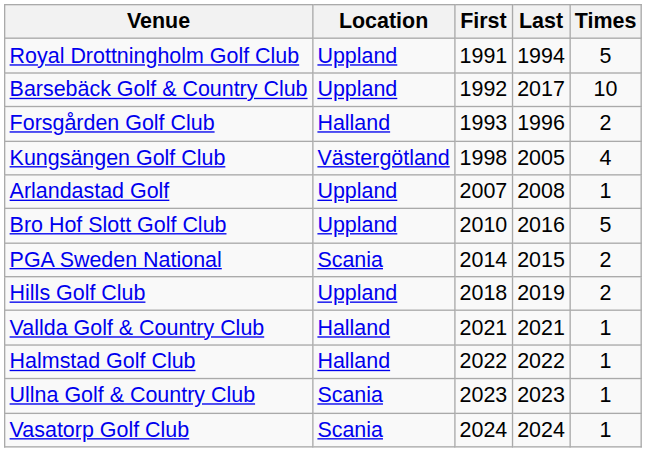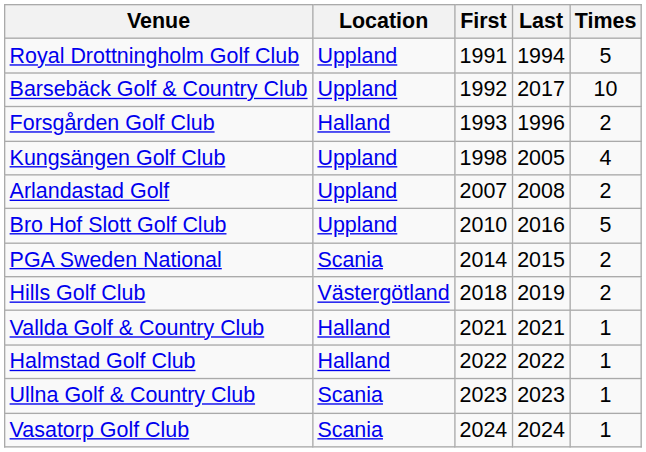(384, 157) Västergötland -> (357, 157) Uppland
(606, 191) 1 -> (606, 191) 2
(357, 293) Uppland -> (384, 293) Västergötland
